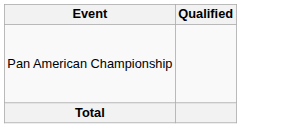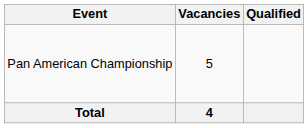+ column: (209, 14)
